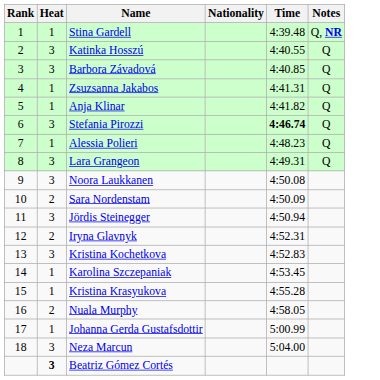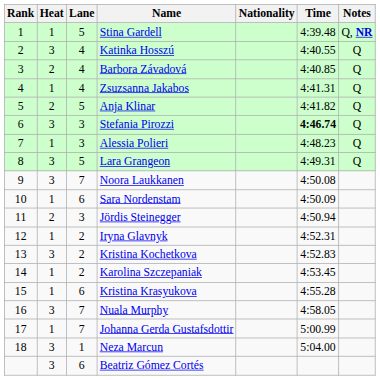+ column: (82, 13)
(52, 69) 3 -> (52, 69) 2
(52, 106) 1 -> (52, 106) 2
(52, 198) 2 -> (52, 198) 1
(52, 217) 3 -> (52, 217) 2
(52, 236) 2 -> (52, 236) 1
(52, 310) 2 -> (52, 310) 3
(52, 365) bold -> (52, 365) normal
